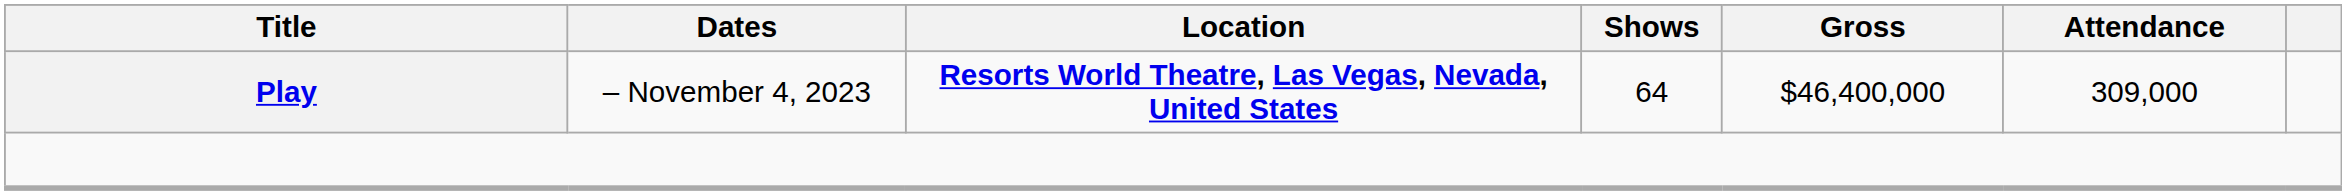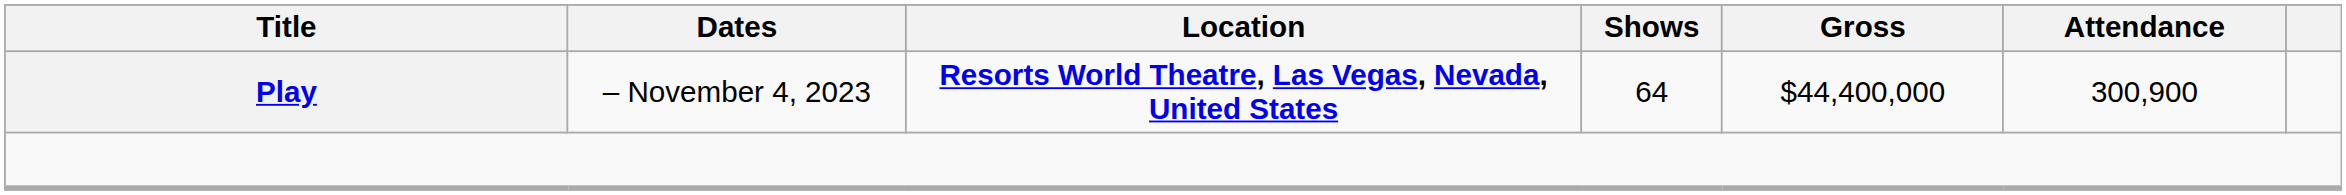(1863, 91) $46,400,000 -> (1863, 91) $44,400,000
(2144, 91) 309,000 -> (2144, 91) 300,900
